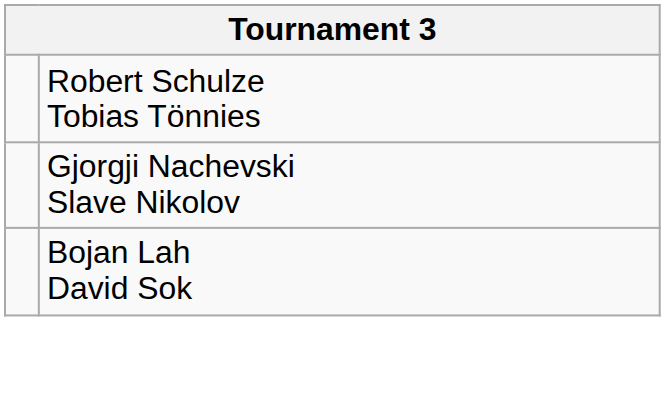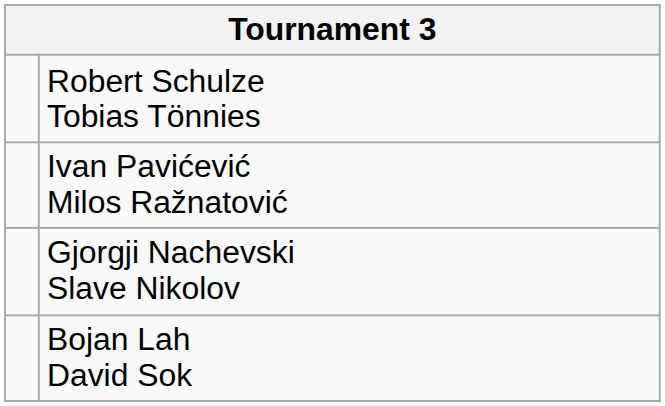+ row: (167, 184)
